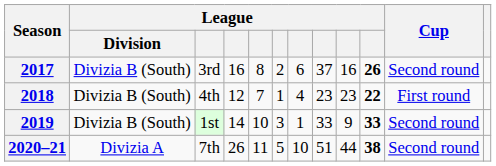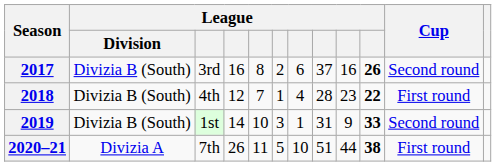(324, 95) 23 -> (324, 95) 28
(324, 122) 33 -> (324, 122) 31
(434, 148) Second round -> (434, 148) First round
